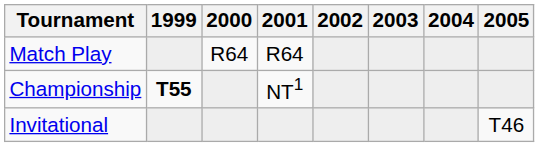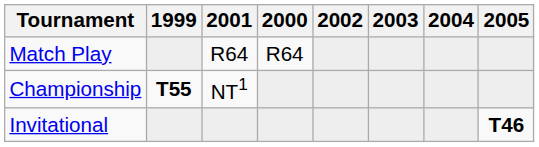columns swapped: (229, 20) <-> (285, 20)
(506, 124) normal -> (506, 124) bold
